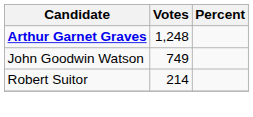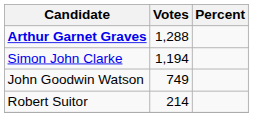(172, 36) 1,248 -> (172, 36) 1,288
+ row: (65, 58)
